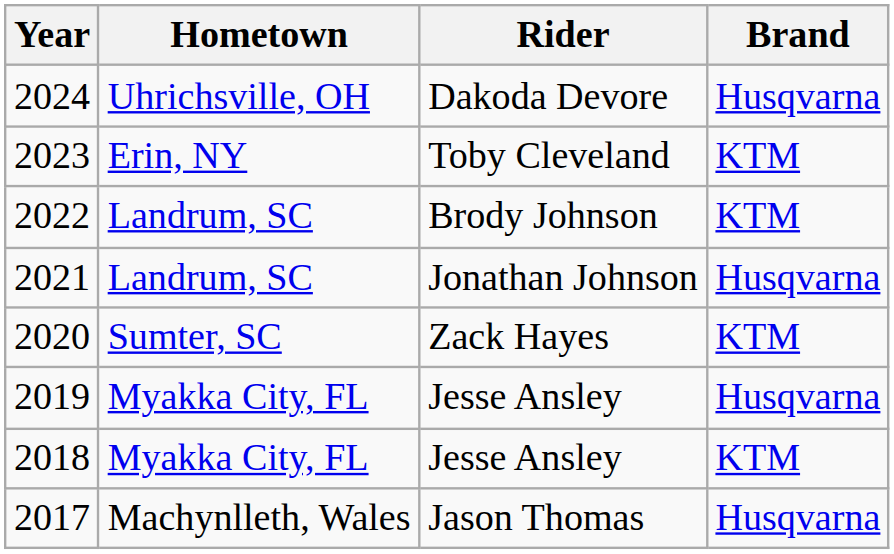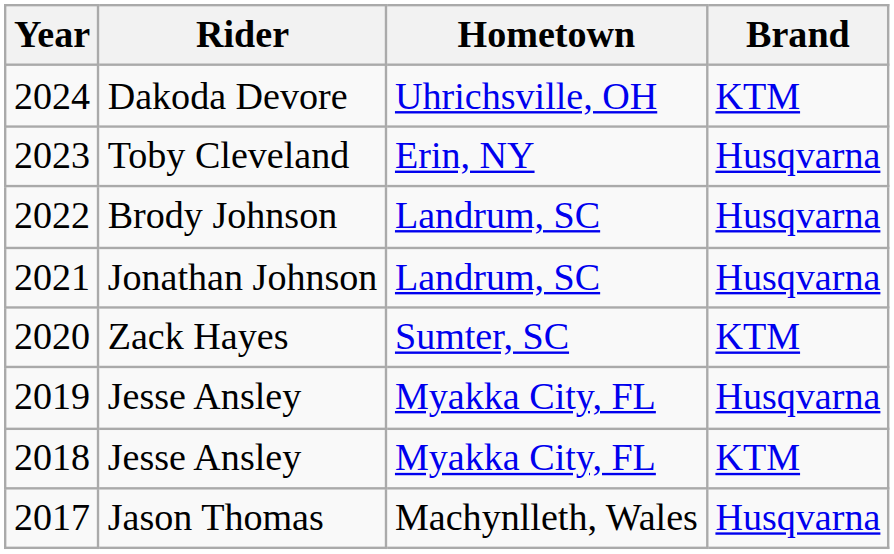columns swapped: (563, 34) <-> (259, 34)
(798, 95) Husqvarna -> (758, 95) KTM
(758, 155) KTM -> (798, 155) Husqvarna
(758, 215) KTM -> (798, 215) Husqvarna
